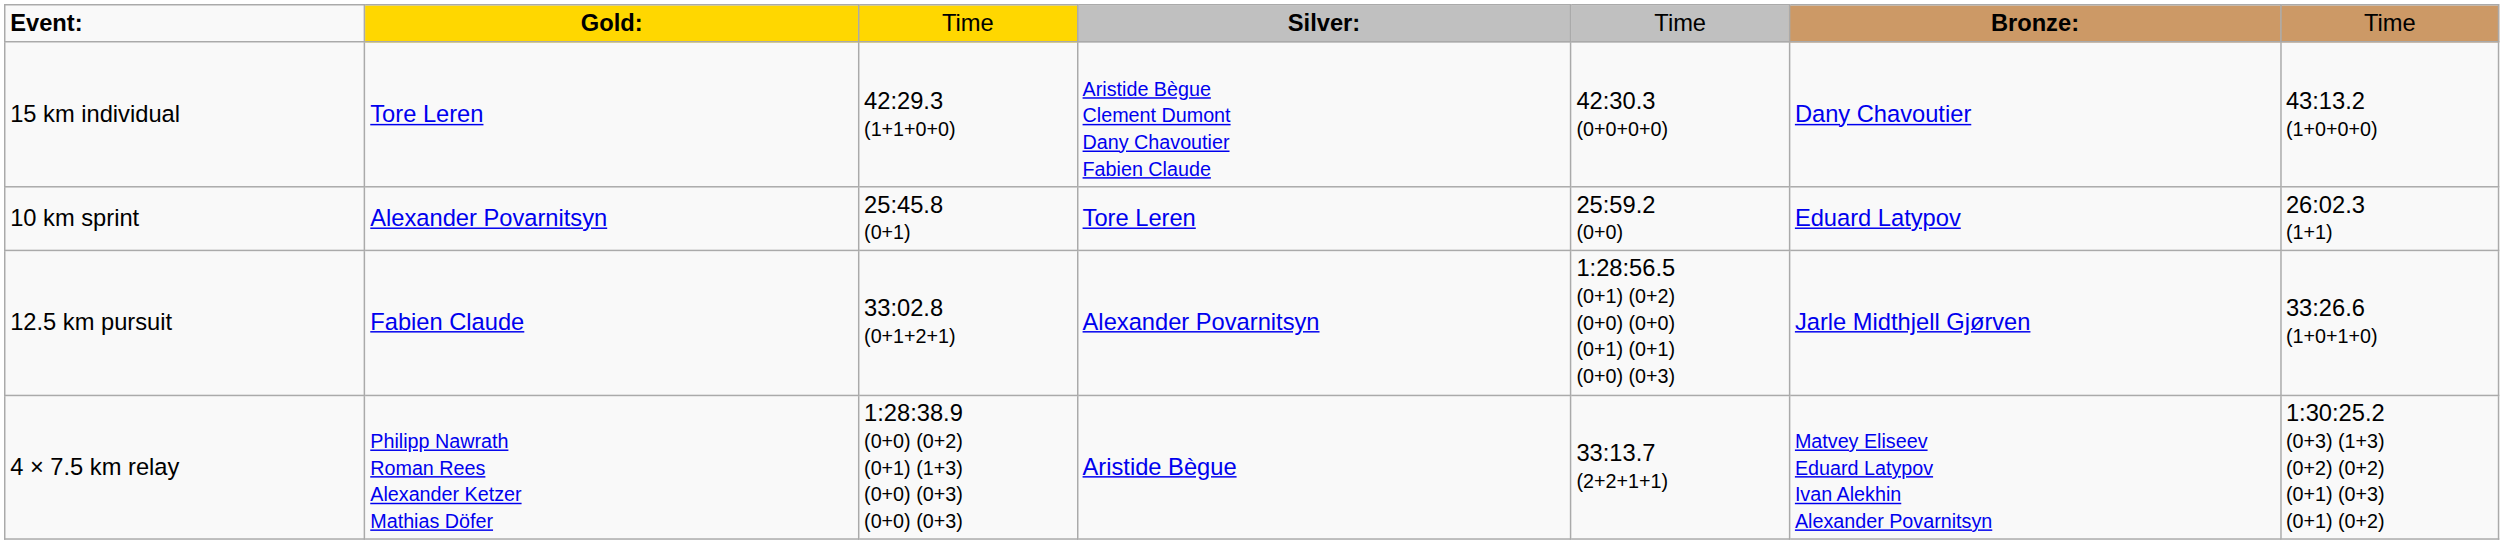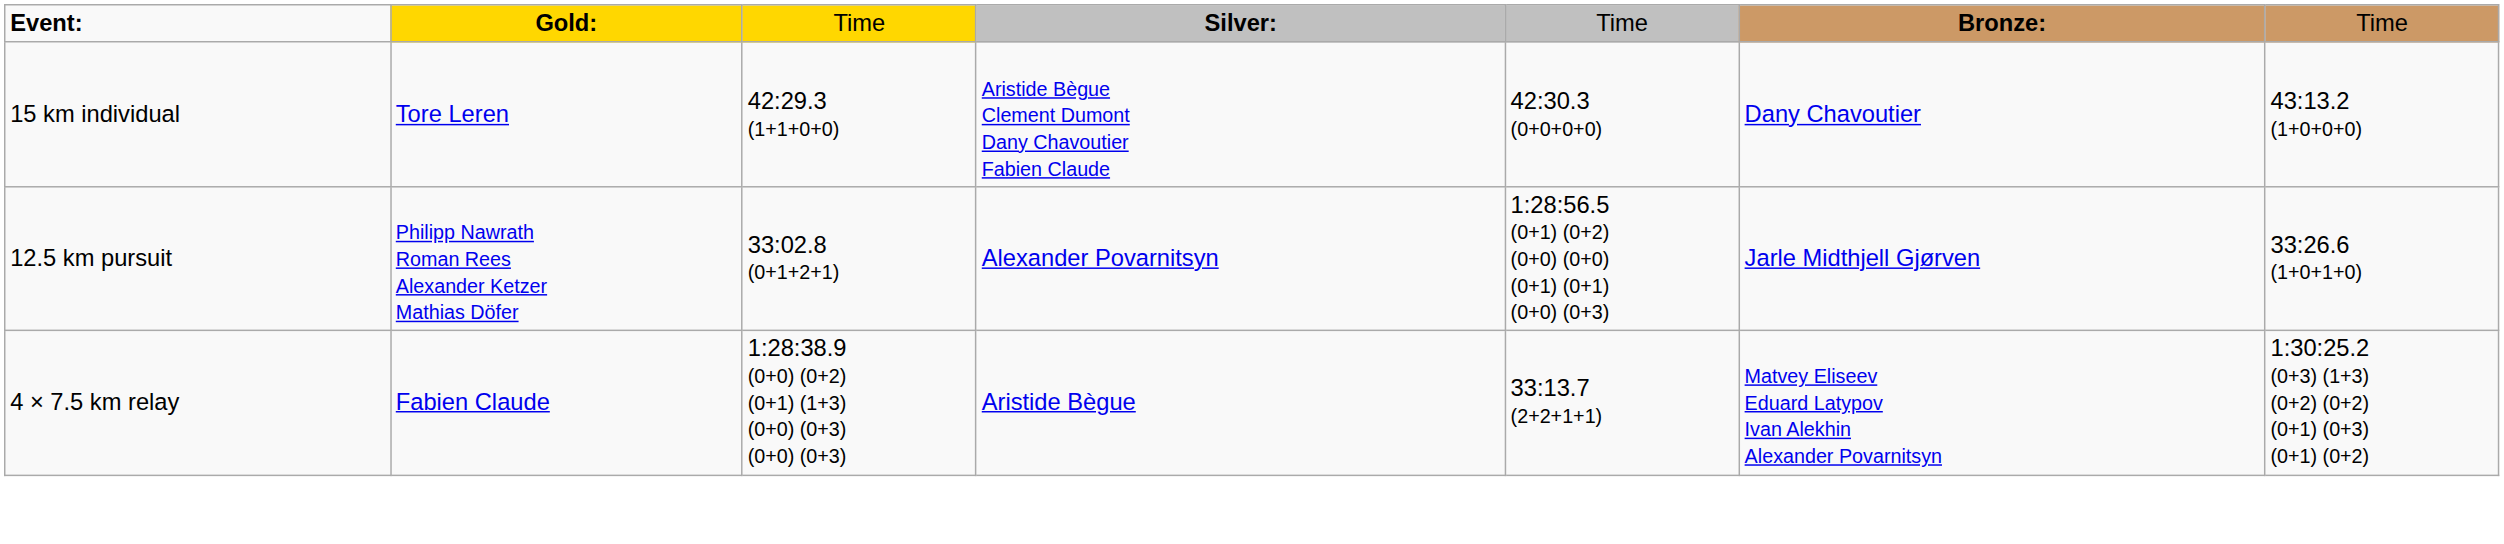- row: (75, 218)
(447, 322) Fabien Claude -> (471, 273) Philipp Nawrath Roman Rees Alexander Ketzer Mathias Döfer
(446, 481) Philipp Nawrath Roman Rees Alexander Ketzer Mathias Döfer -> (473, 402) Fabien Claude
